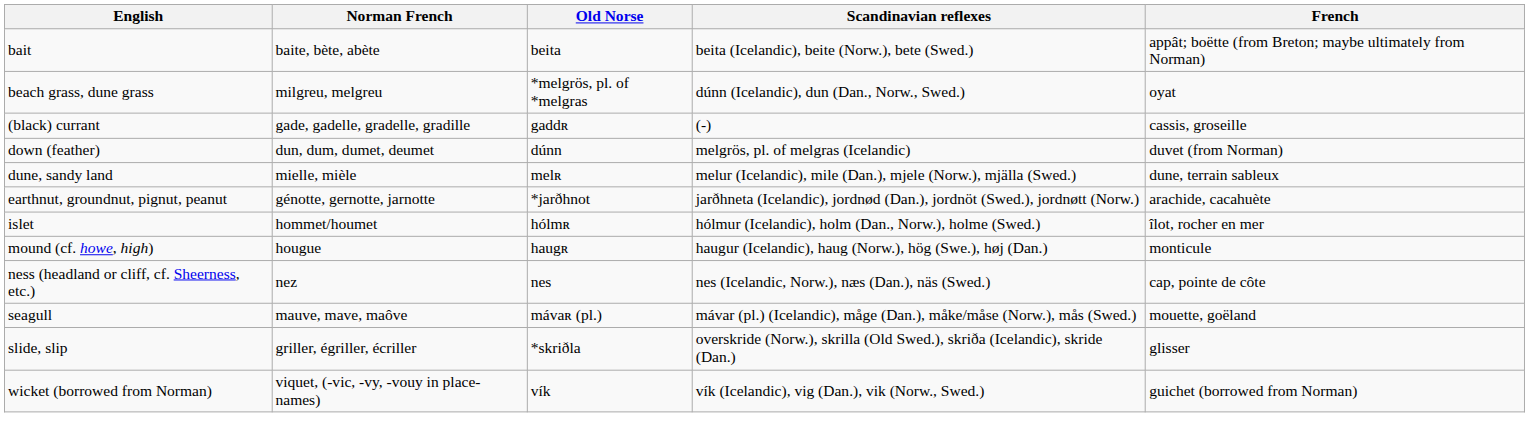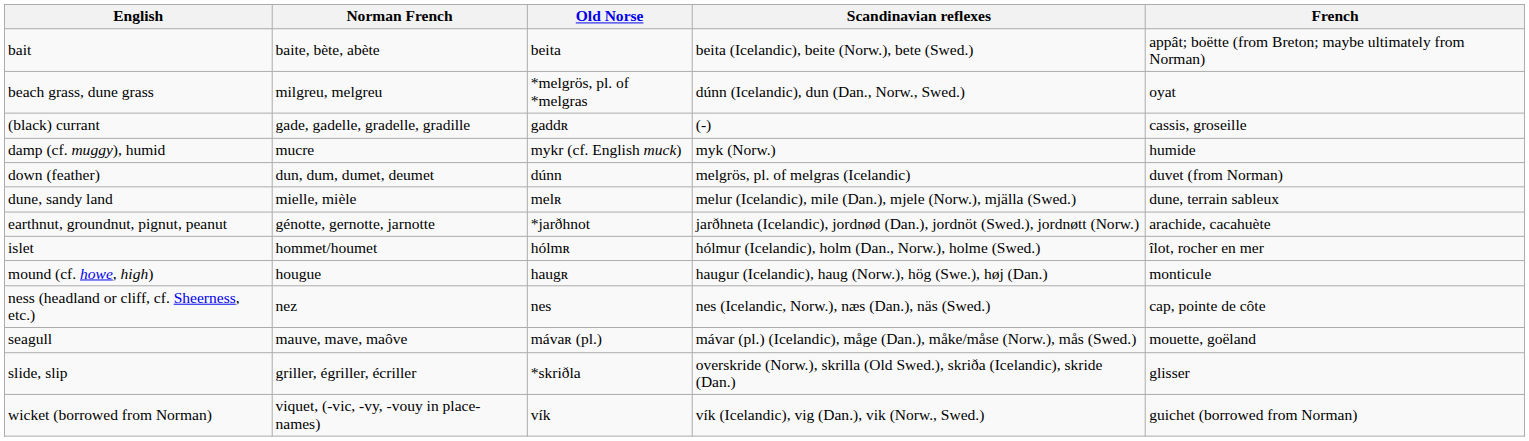+ row: (87, 150)
